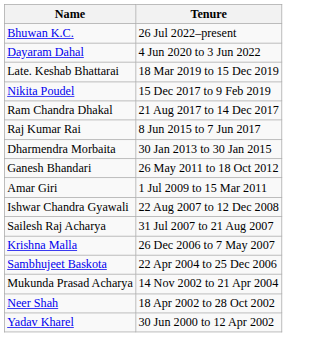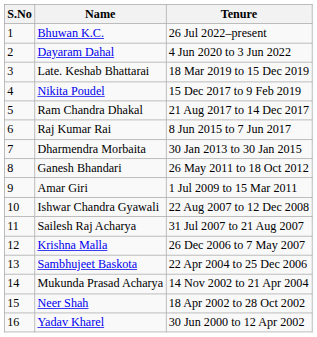+ column: (20, 14)
